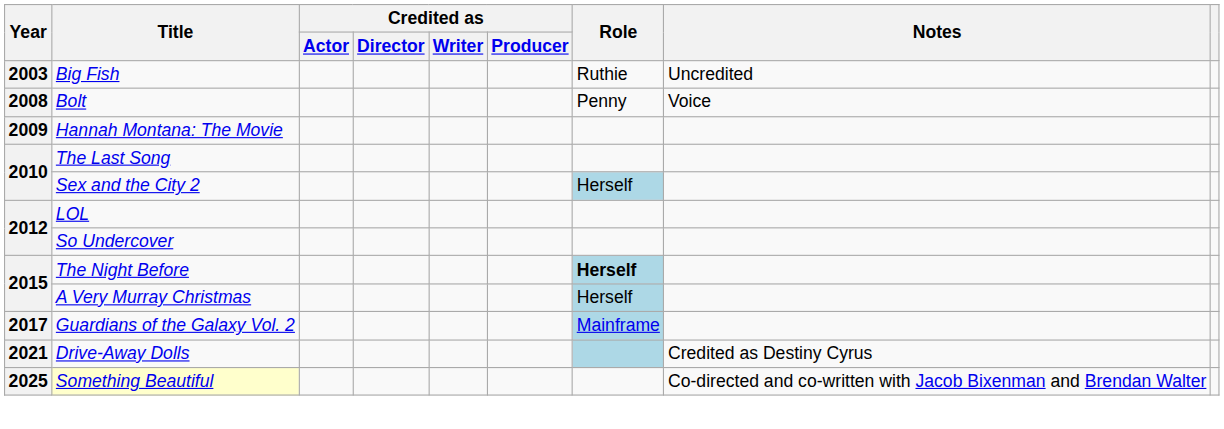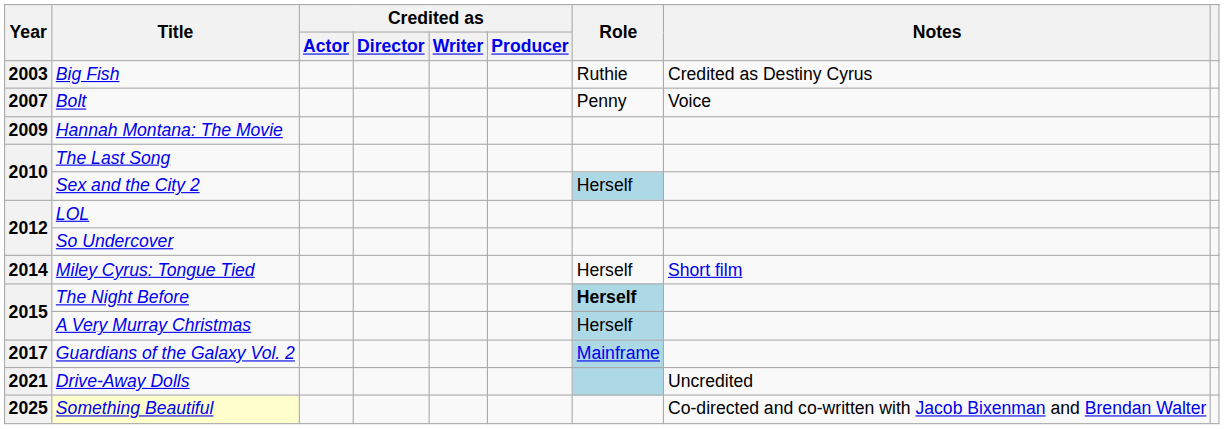(711, 74) Uncredited -> (770, 74) Credited as Destiny Cyrus
(28, 102) 2008 -> (28, 102) 2007
+ row: (155, 269)
(770, 353) Credited as Destiny Cyrus -> (711, 381) Uncredited
